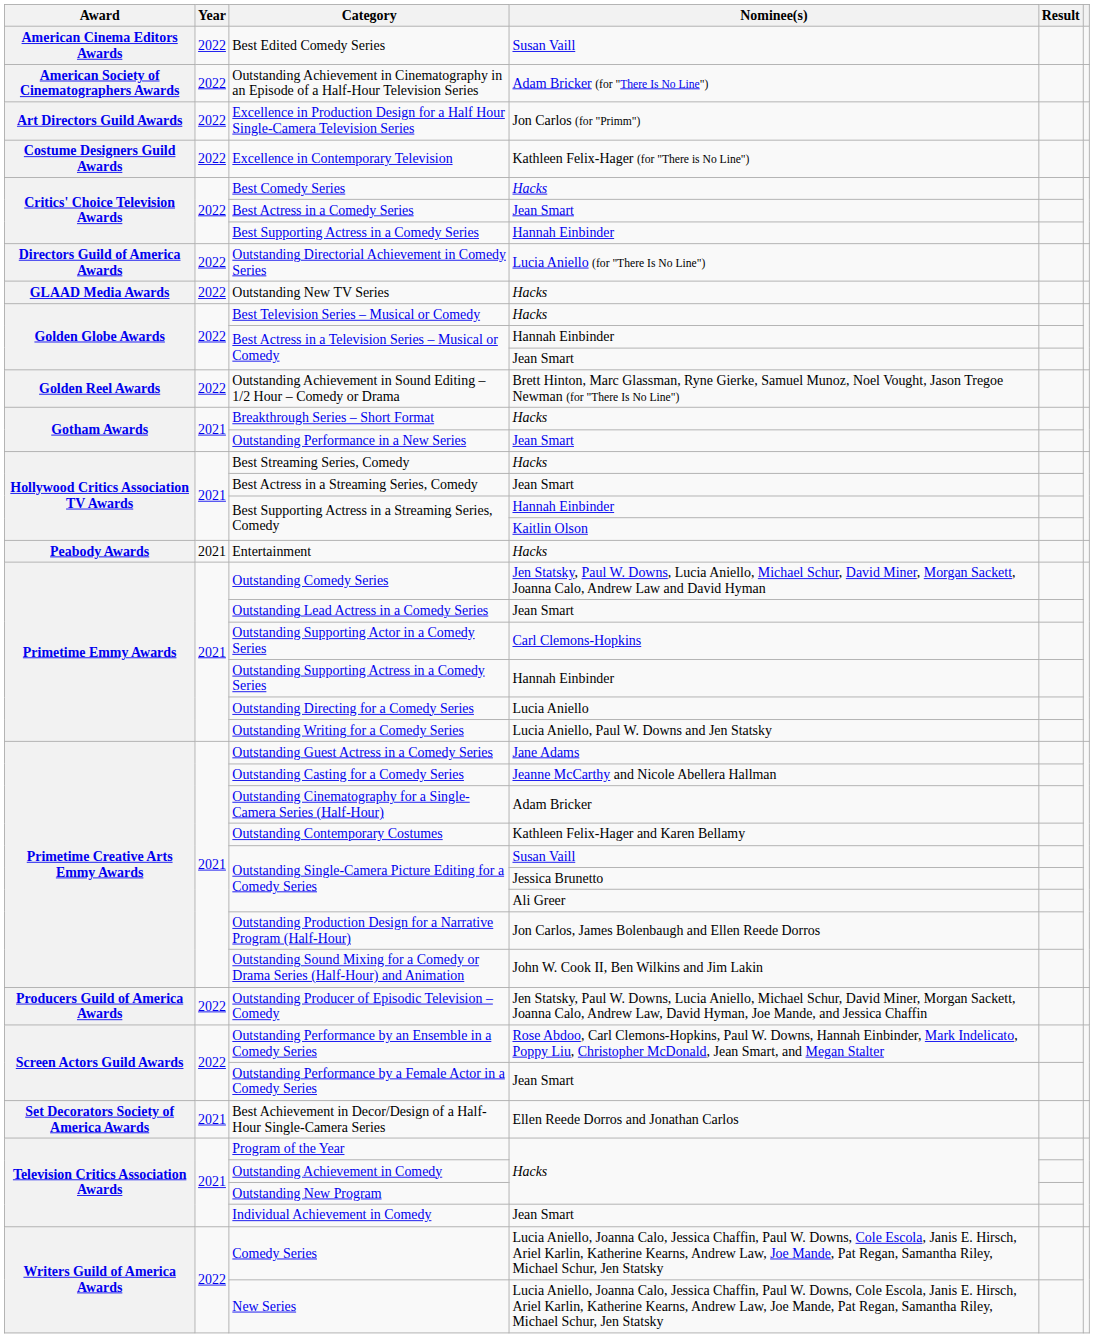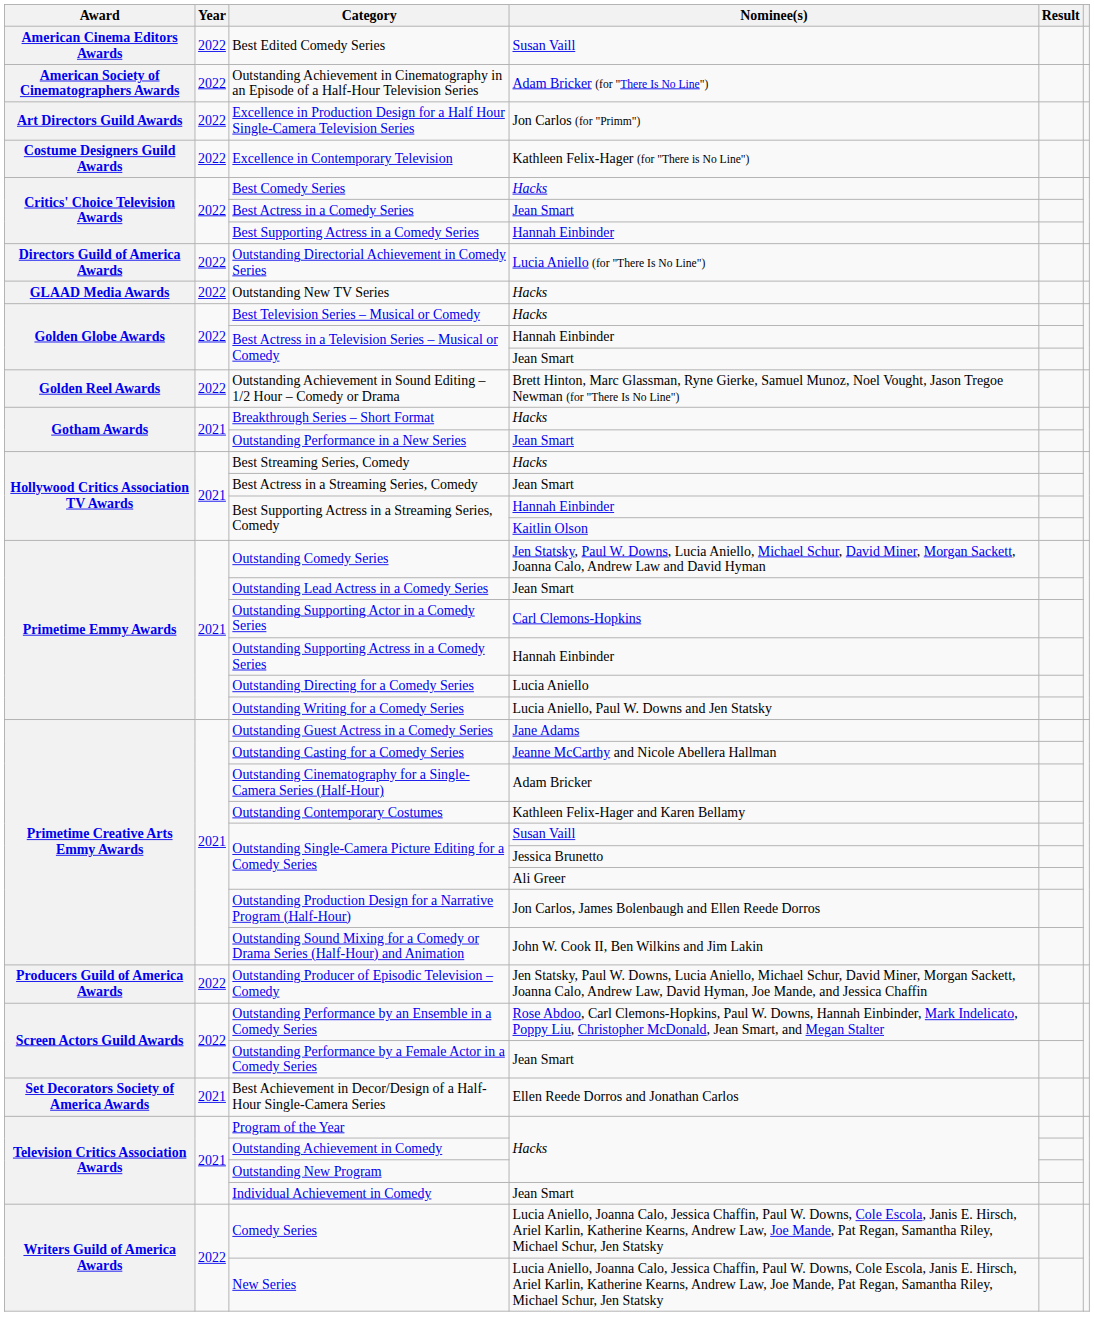- row: (272, 551)
